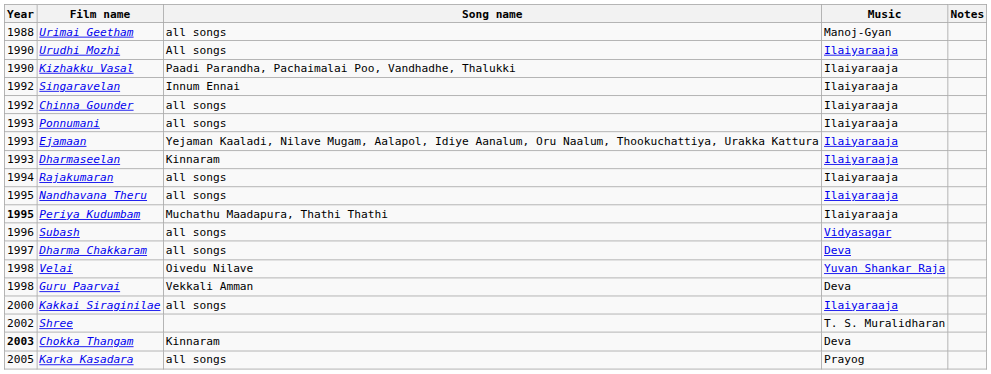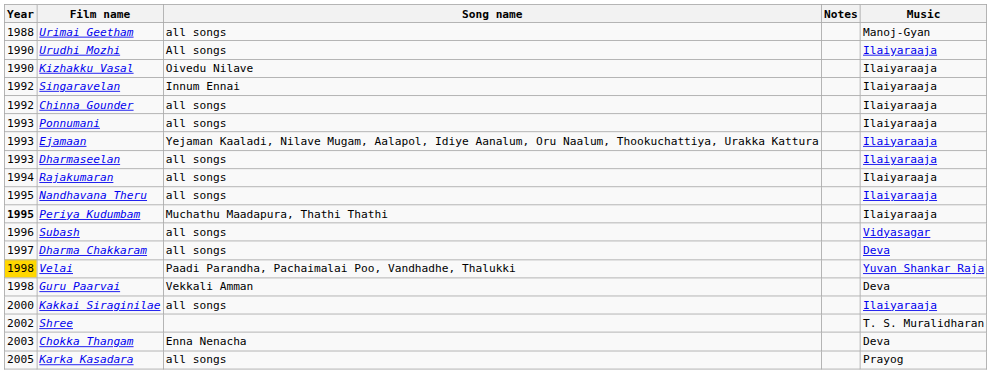columns swapped: (885, 14) <-> (967, 14)
(341, 68) Paadi Parandha, Pachaimalai Poo, Vandhadhe, Thalukki -> (210, 68) Oivedu Nilave
(193, 159) Kinnaram -> (196, 159) all songs
(21, 269) no background -> (21, 269) gold background
(210, 269) Oivedu Nilave -> (341, 269) Paadi Parandha, Pachaimalai Poo, Vandhadhe, Thalukki
(21, 342) bold -> (21, 342) normal
(193, 342) Kinnaram -> (206, 342) Enna Nenacha
